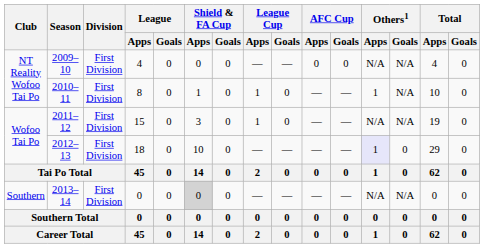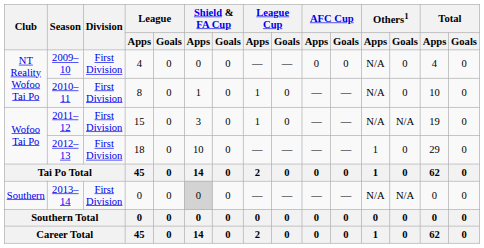(405, 64) N/A -> (405, 64) 0
(375, 92) 1 -> (375, 92) N/A
(405, 92) N/A -> (405, 92) 0
(375, 150) lavender background -> (375, 150) no background
